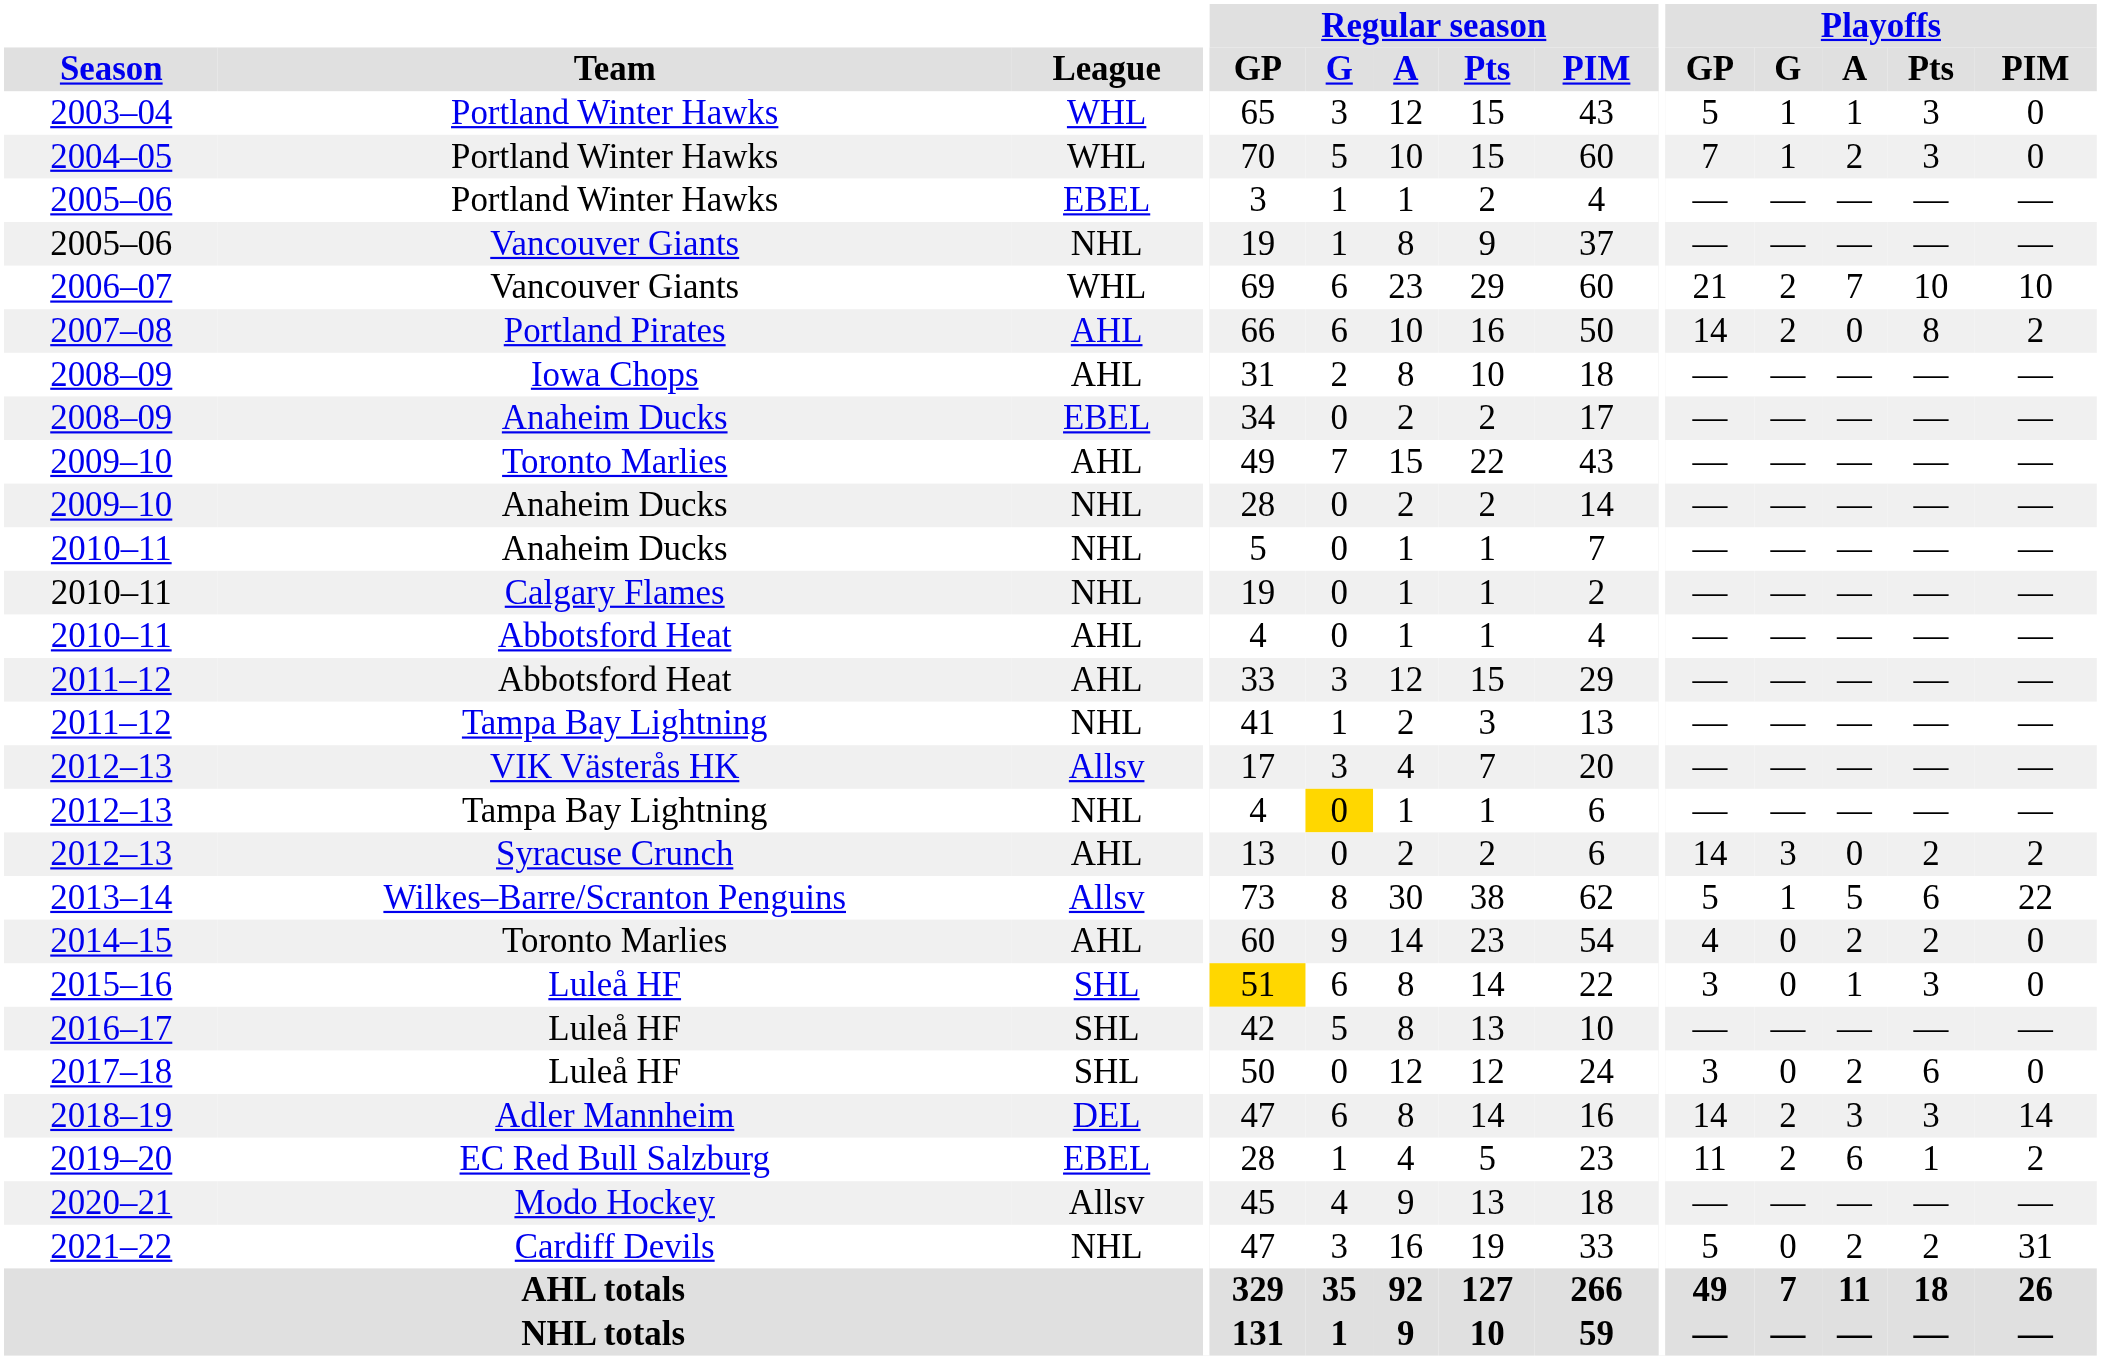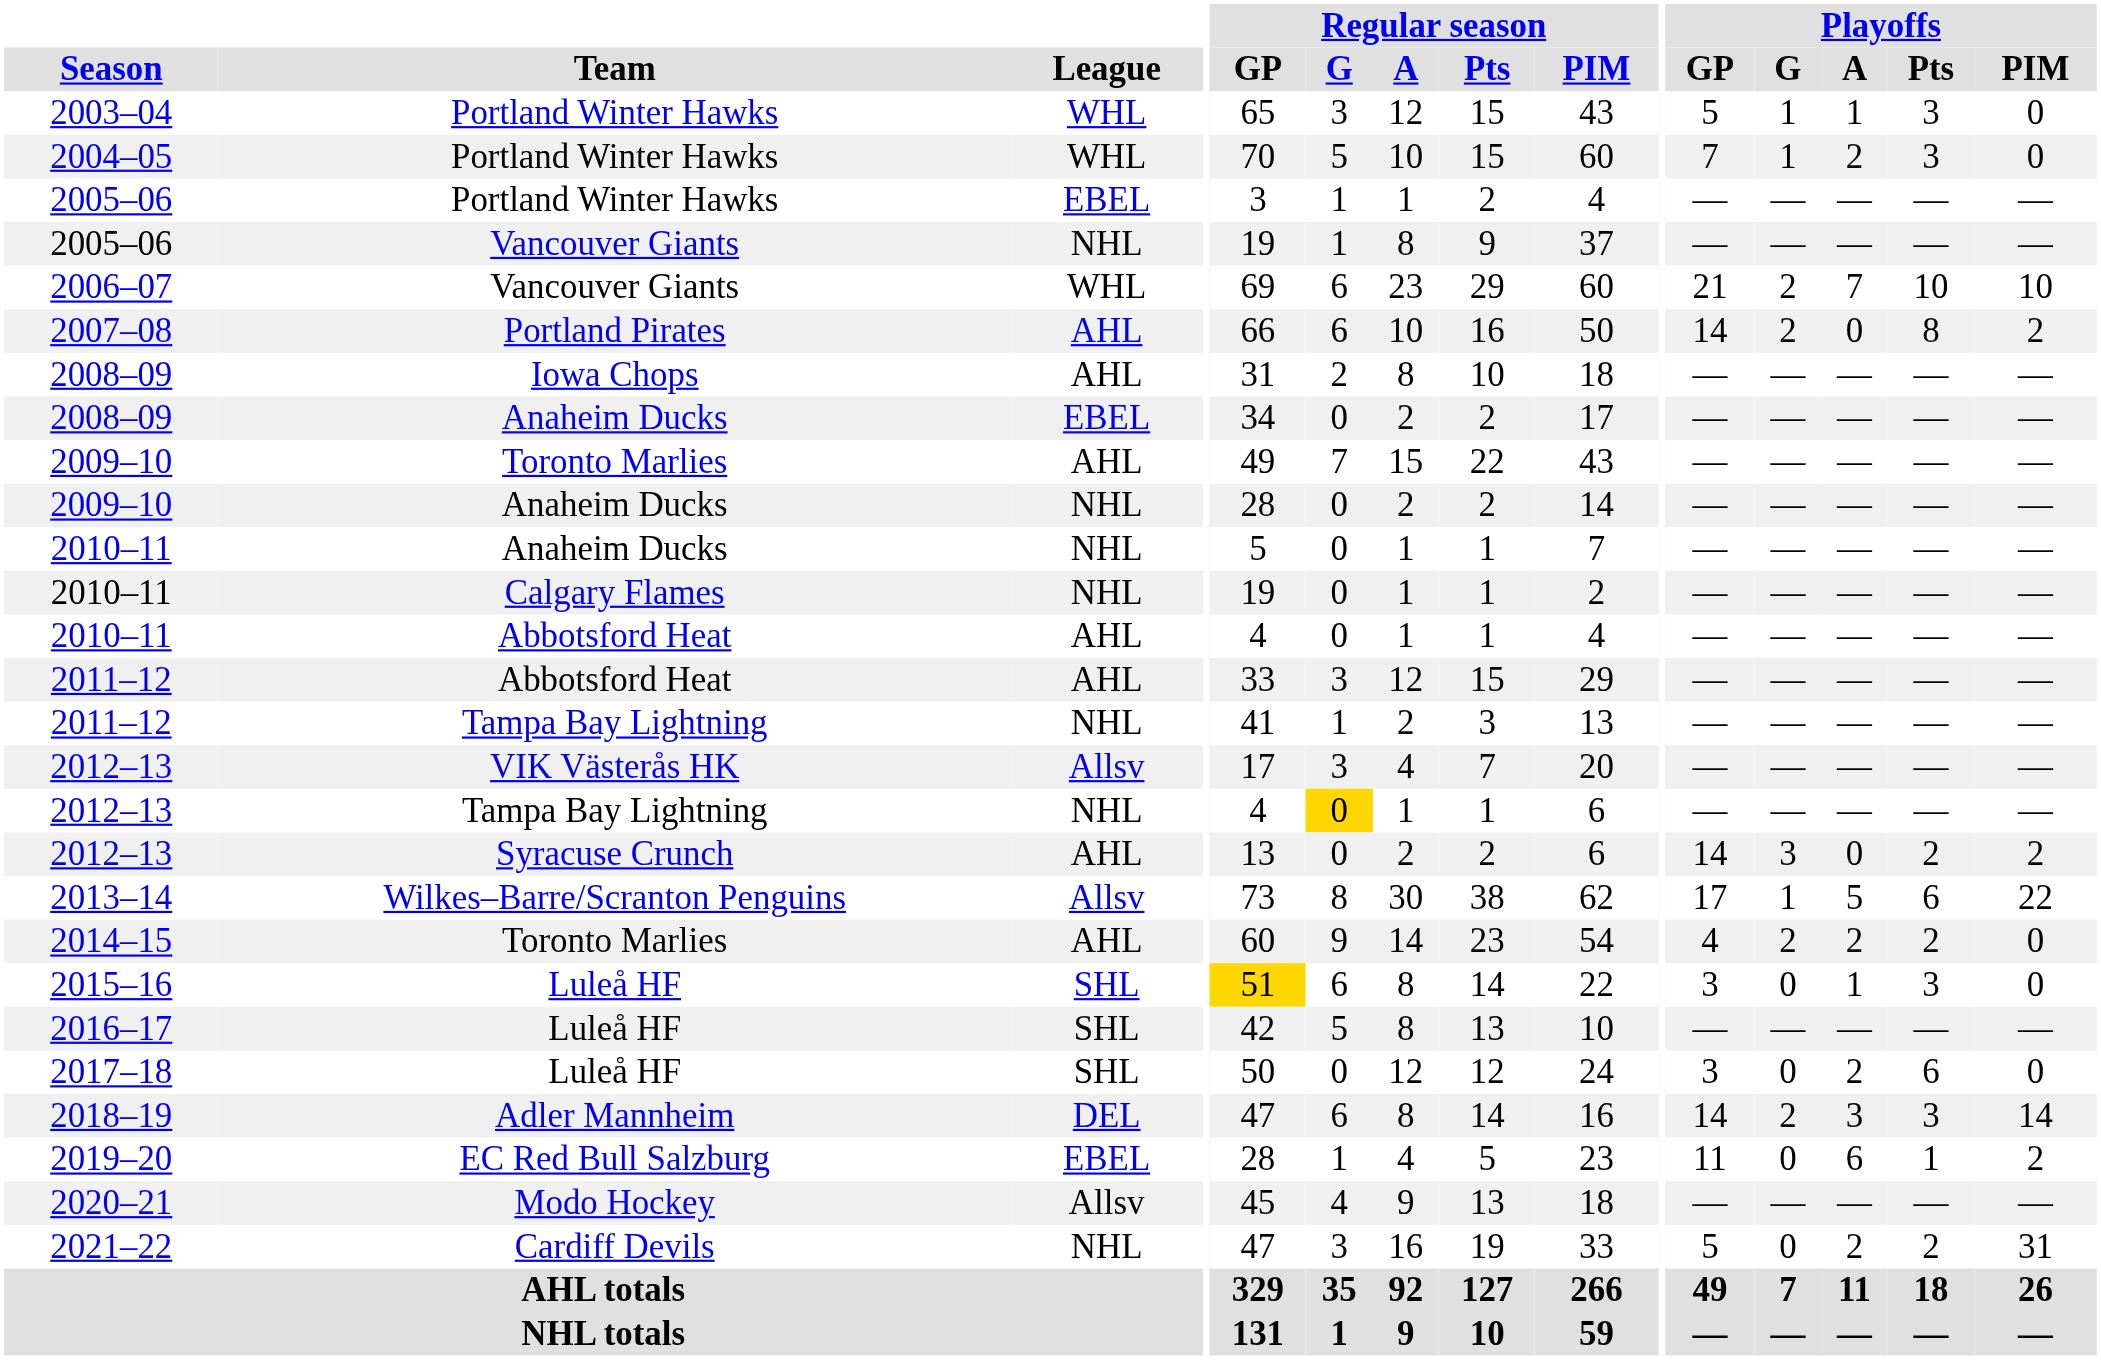(1710, 897) 5 -> (1710, 897) 17
(1788, 940) 0 -> (1788, 940) 2
(1788, 1158) 2 -> (1788, 1158) 0
